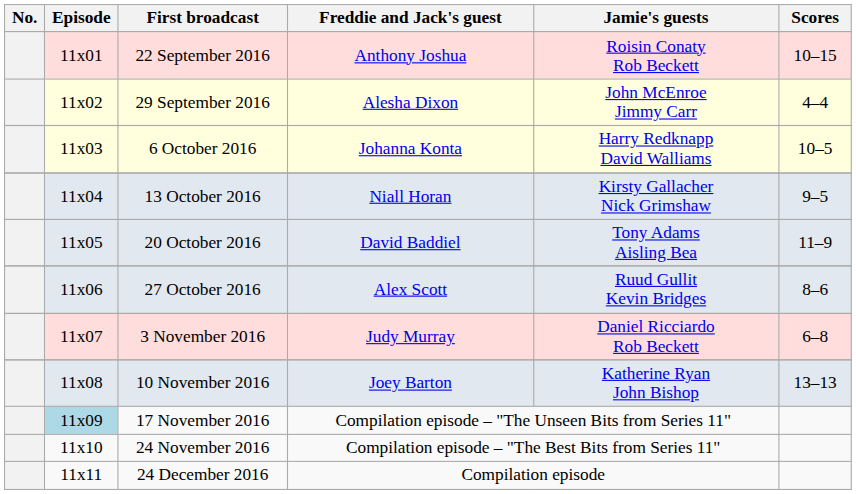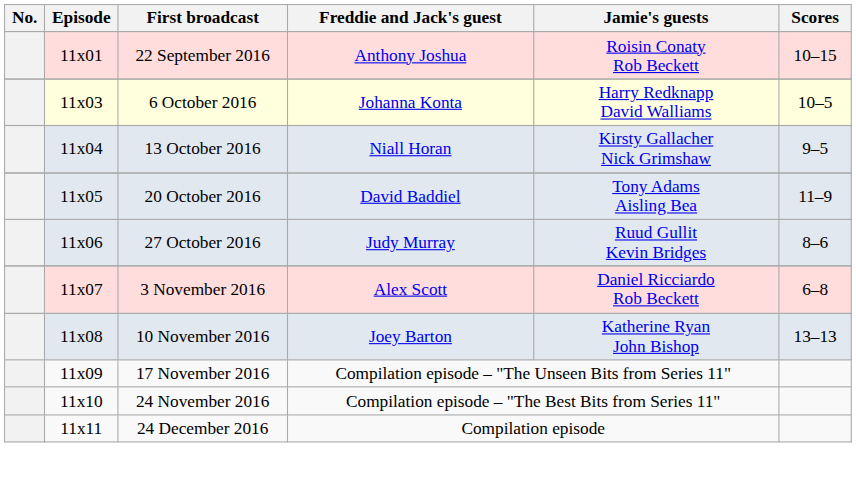- row: (203, 102)
(410, 289) Alex Scott -> (410, 242) Judy Murray
(410, 336) Judy Murray -> (410, 289) Alex Scott
(81, 420) lightblue background -> (81, 373) no background
